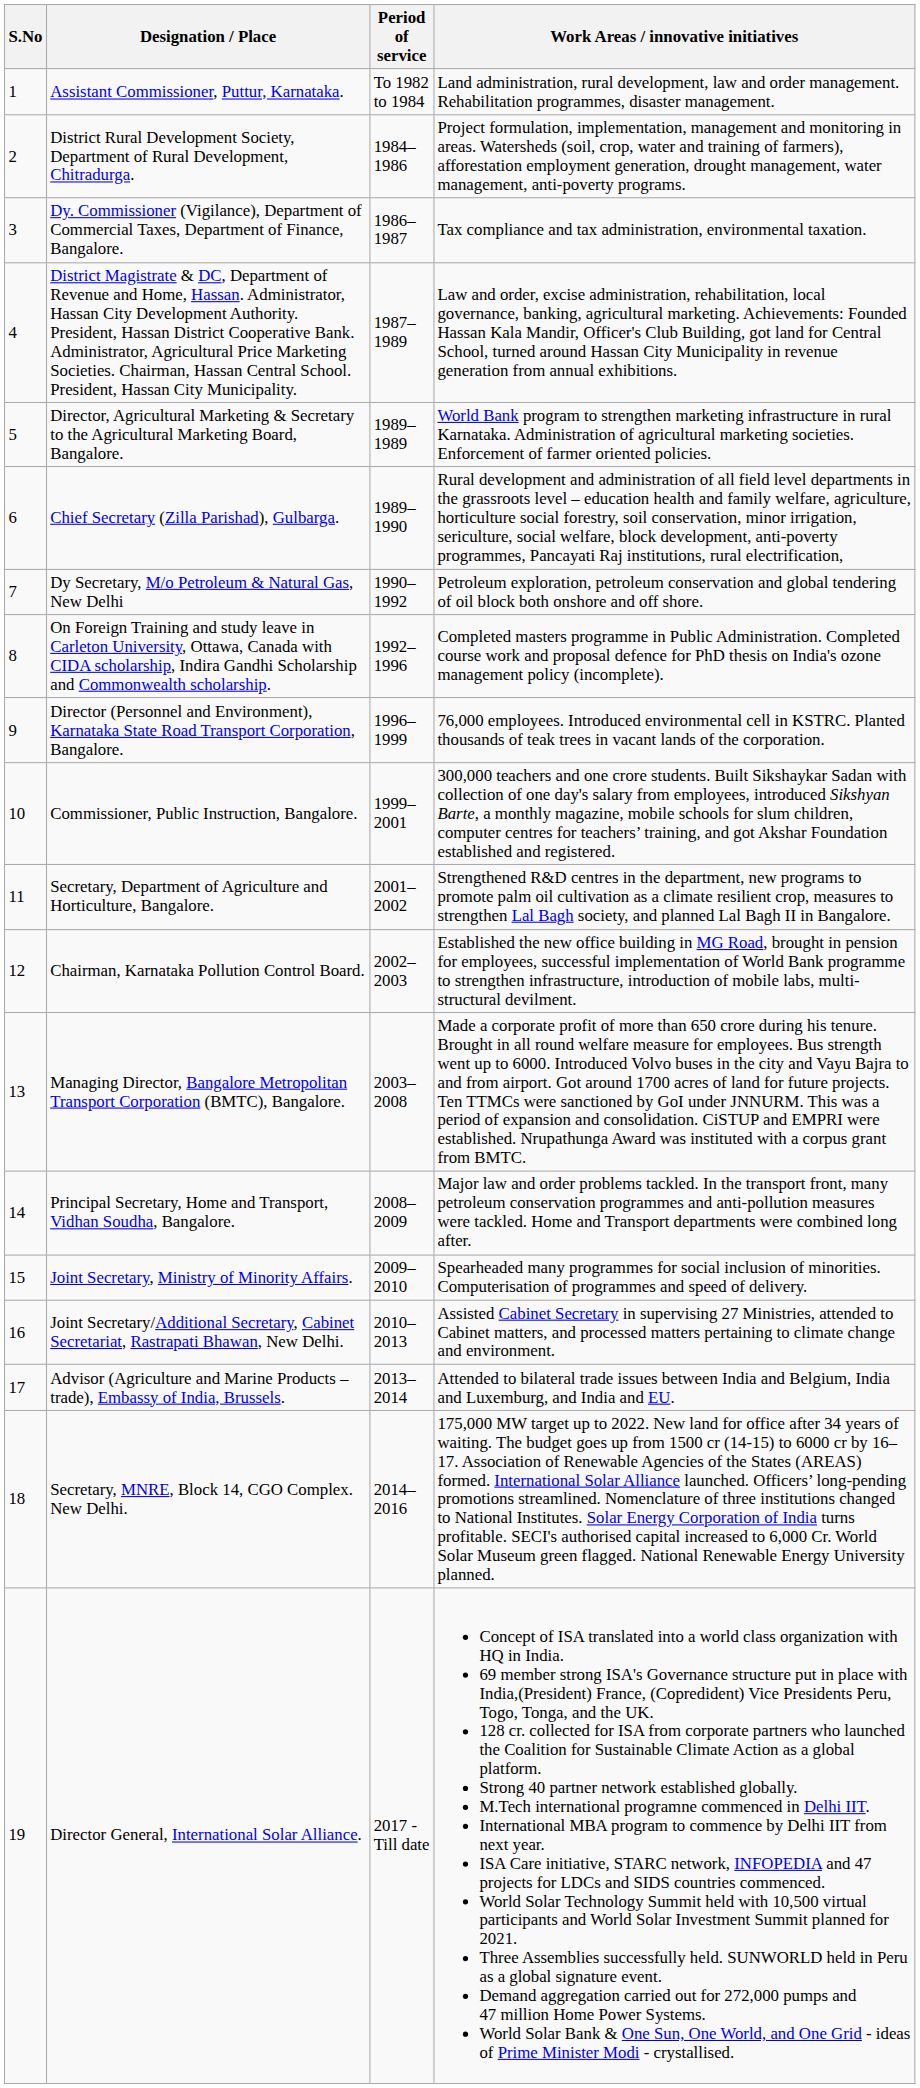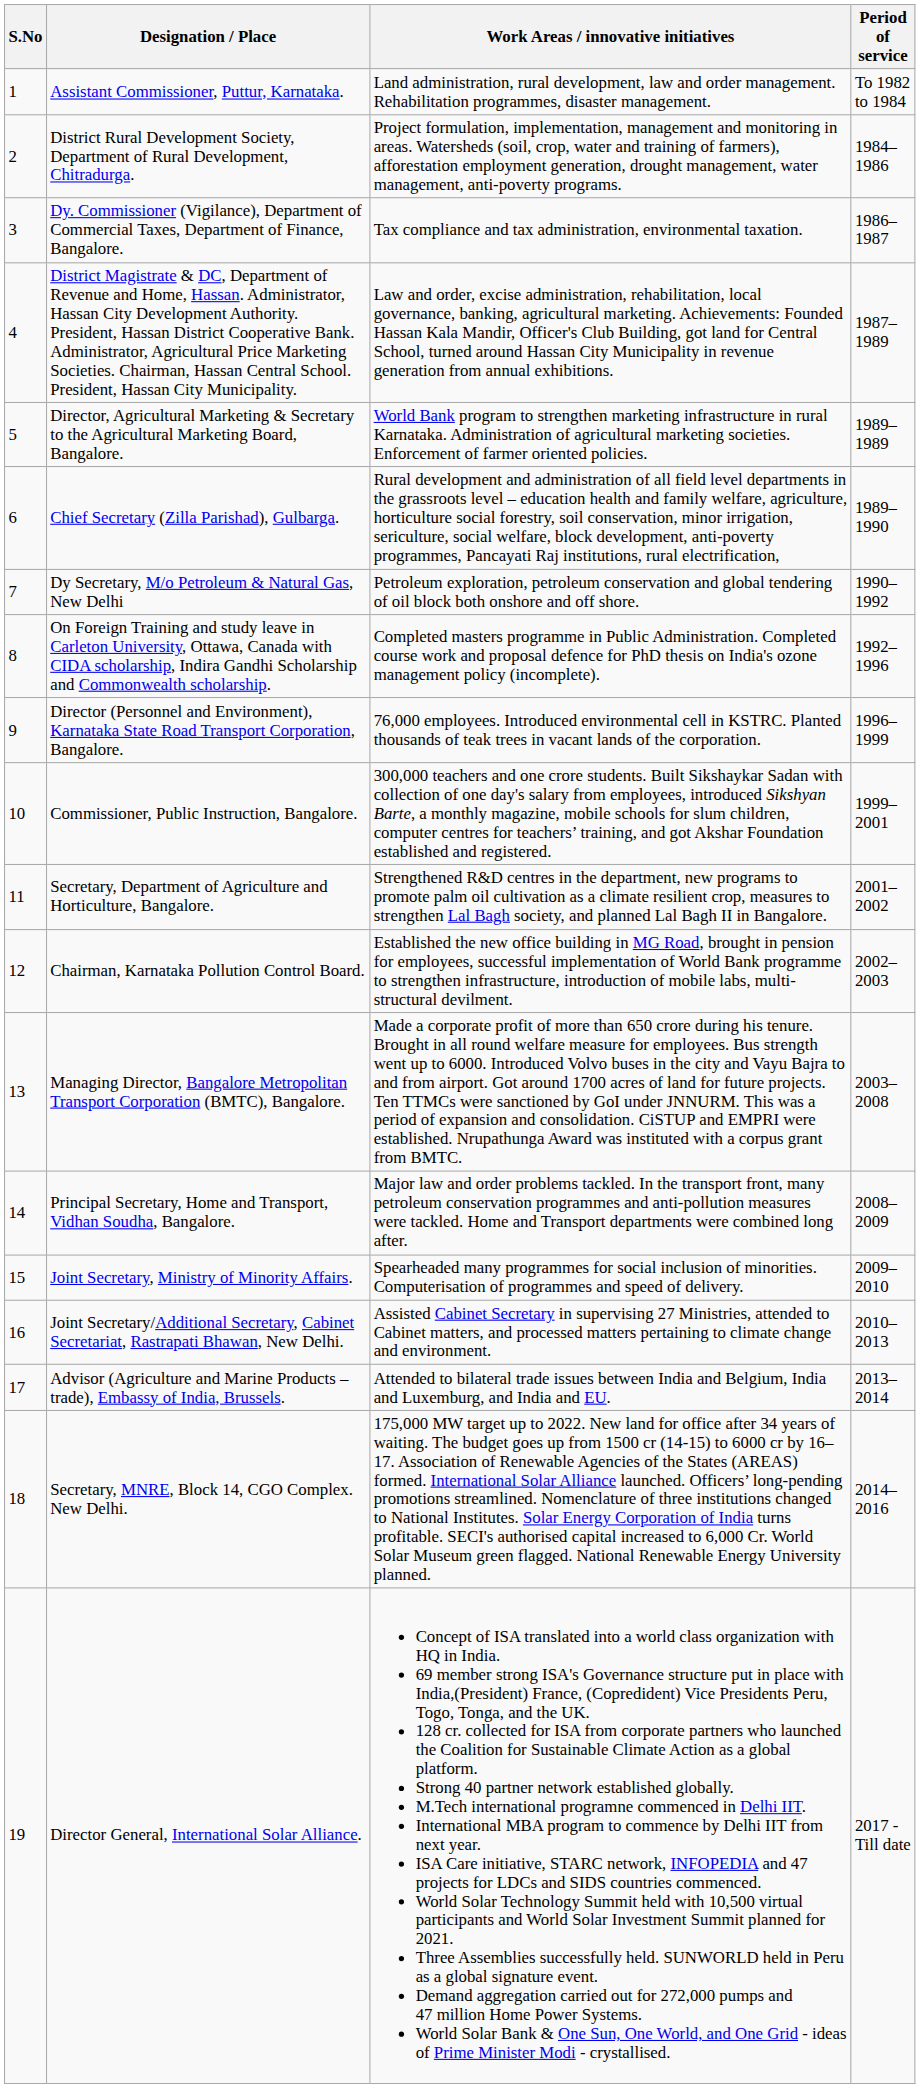columns swapped: (674, 36) <-> (402, 36)
